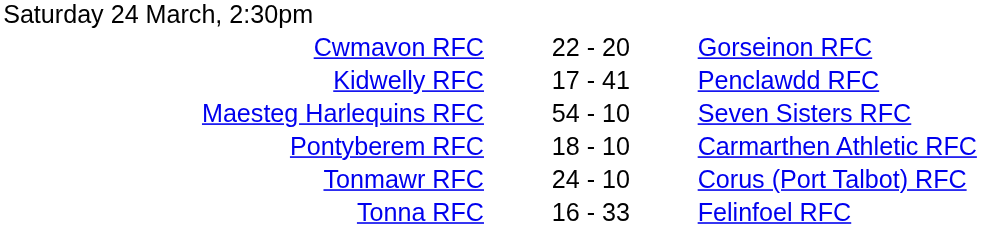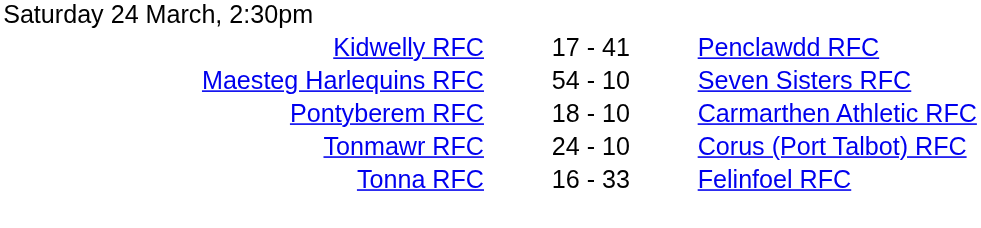- row: (399, 47)
